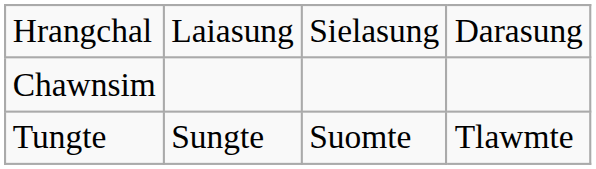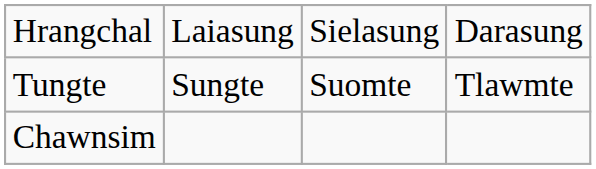rows swapped: (60, 137) <-> (84, 84)
